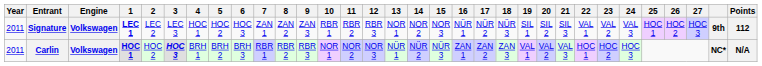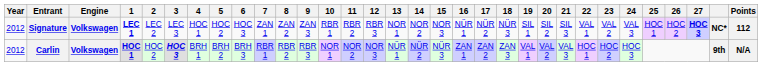(15, 28) 2011 -> (15, 28) 2012
(698, 28) normal -> (698, 28) bold
(718, 28) 9th -> (719, 28) NC*
(15, 50) 2011 -> (15, 50) 2012
(718, 50) NC* -> (719, 50) 9th
